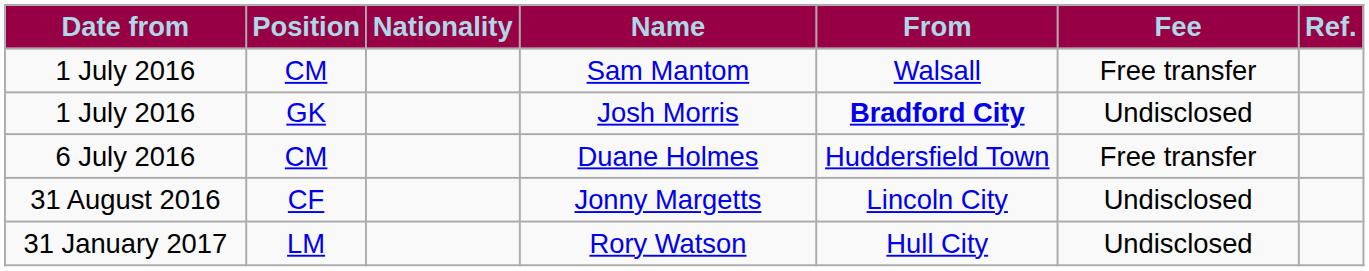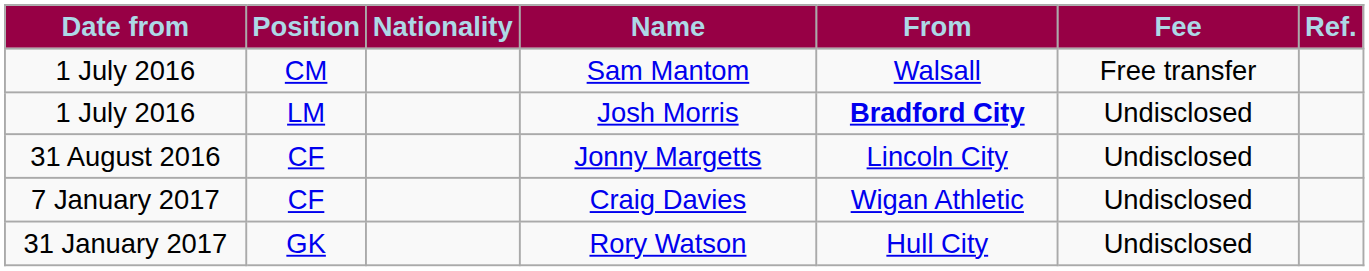(306, 113) GK -> (306, 113) LM
- row: (668, 157)
+ row: (668, 200)
(306, 243) LM -> (306, 243) GK
